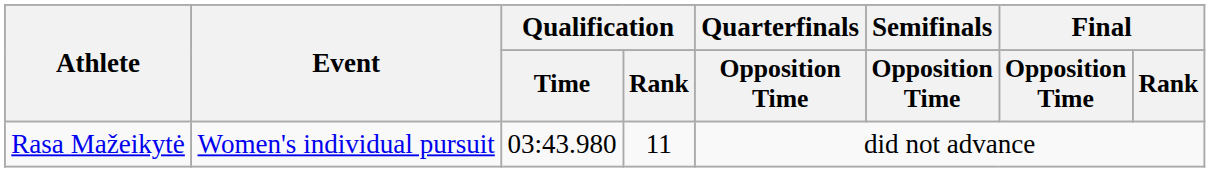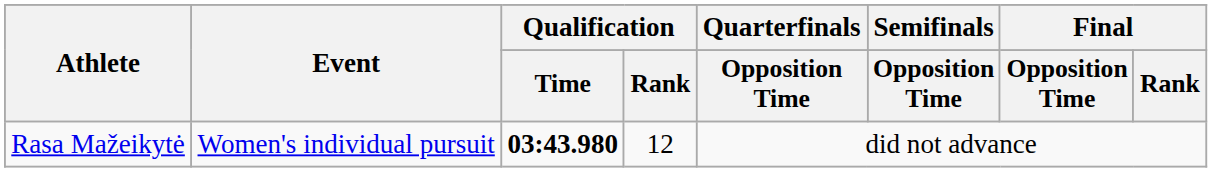(562, 144) normal -> (563, 144) bold
(659, 144) 11 -> (660, 144) 12
